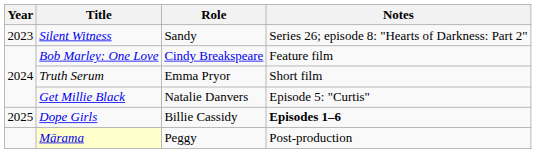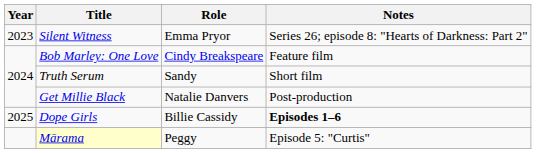(181, 35) Sandy -> (197, 35) Emma Pryor
(197, 76) Emma Pryor -> (181, 76) Sandy
(320, 96) Episode 5: "Curtis" -> (311, 96) Post-production
(311, 138) Post-production -> (320, 138) Episode 5: "Curtis"
